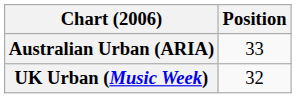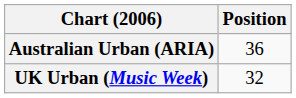(255, 48) 33 -> (255, 48) 36
